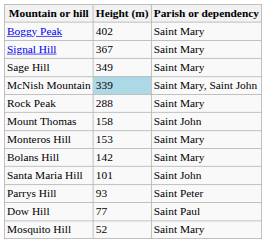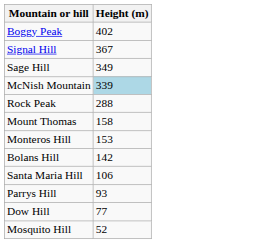- column: (206, 13)
(104, 175) 101 -> (104, 175) 106
